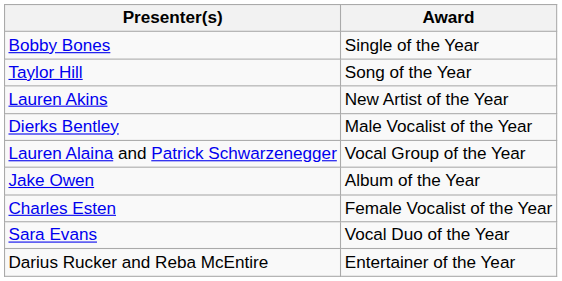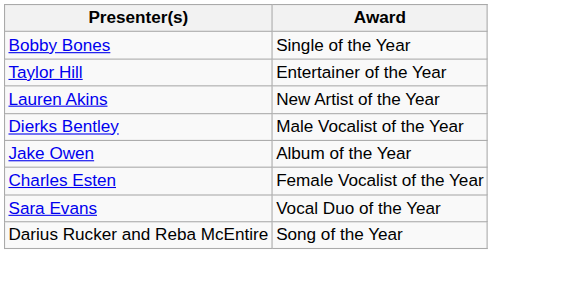(408, 72) Song of the Year -> (361, 72) Entertainer of the Year
- row: (173, 153)
(430, 262) Entertainer of the Year -> (339, 235) Song of the Year
